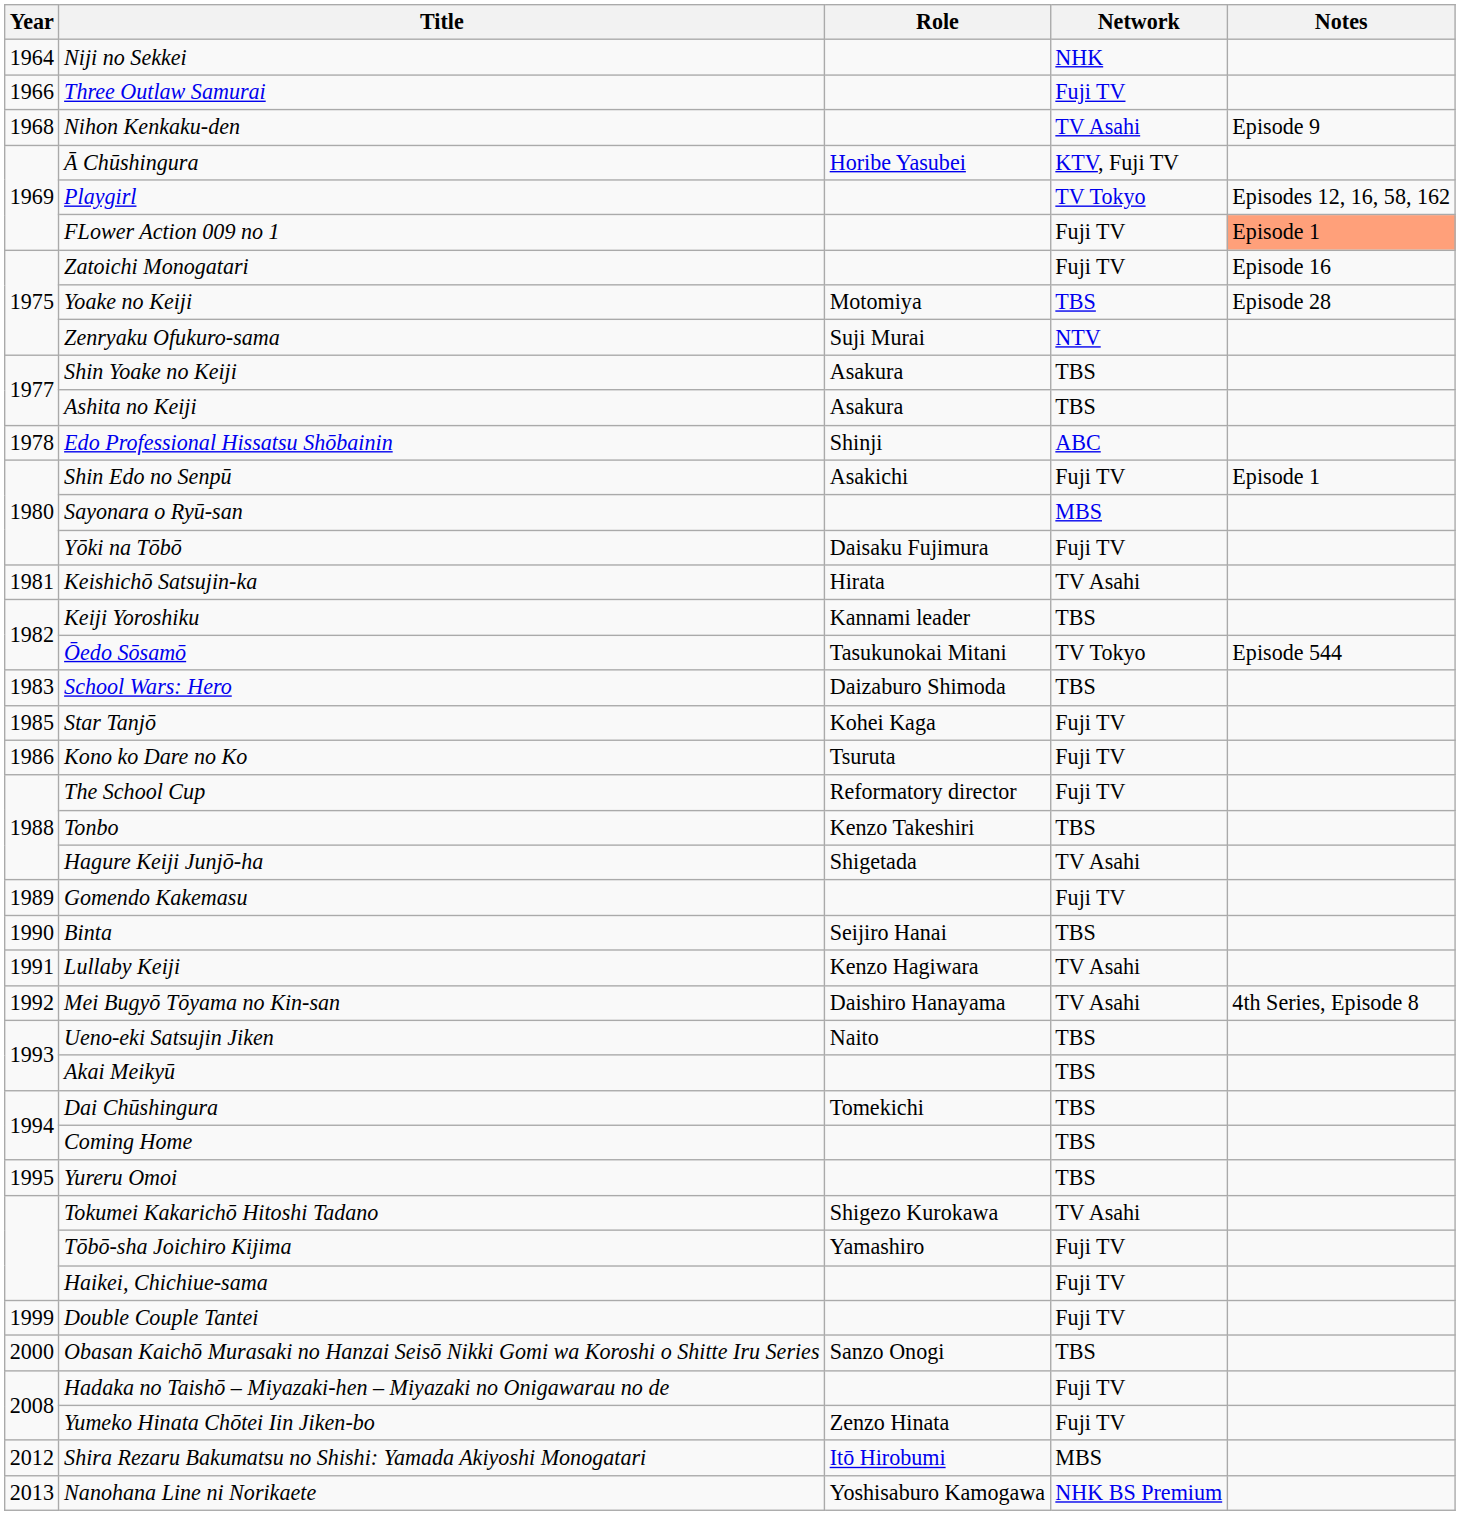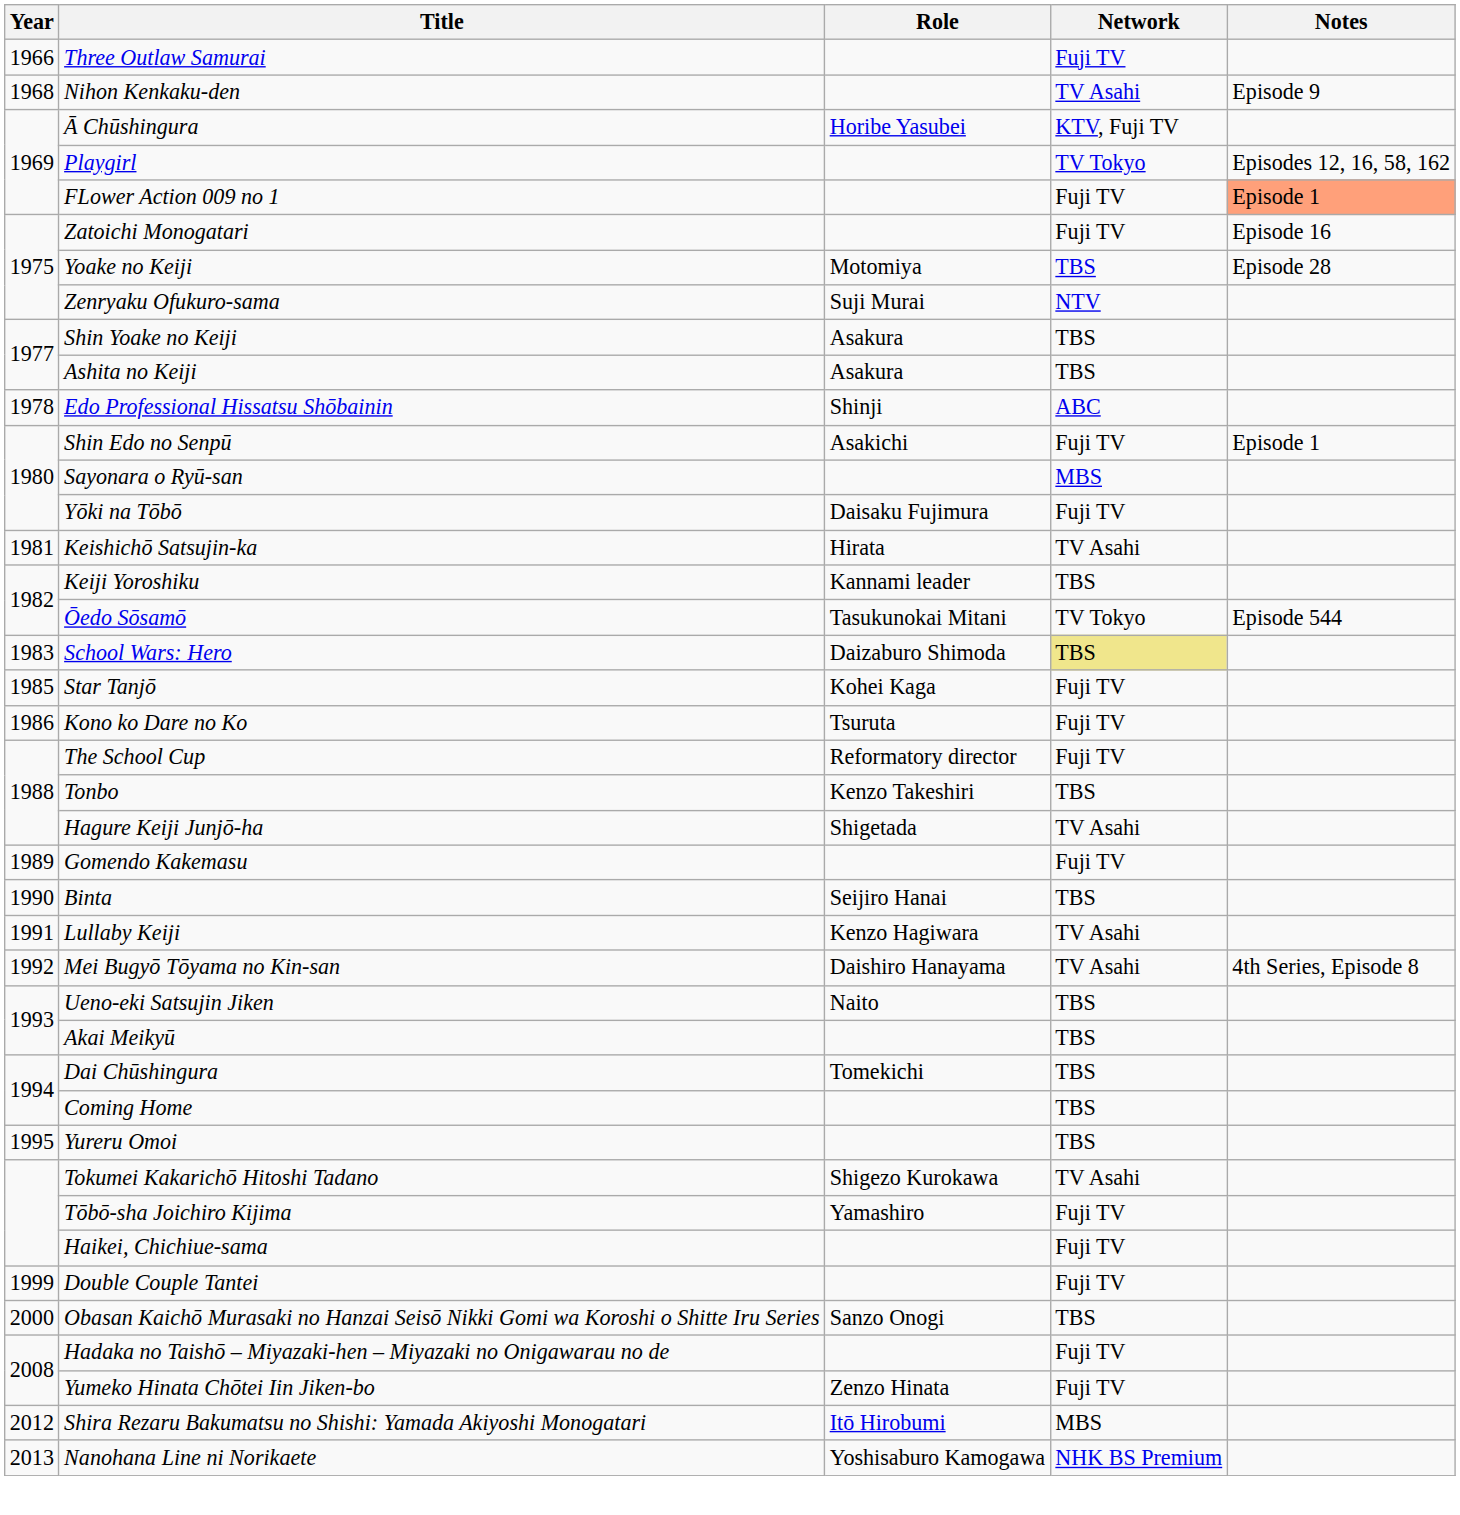- row: (125, 57)
(1076, 687) no background -> (1076, 652) khaki background
